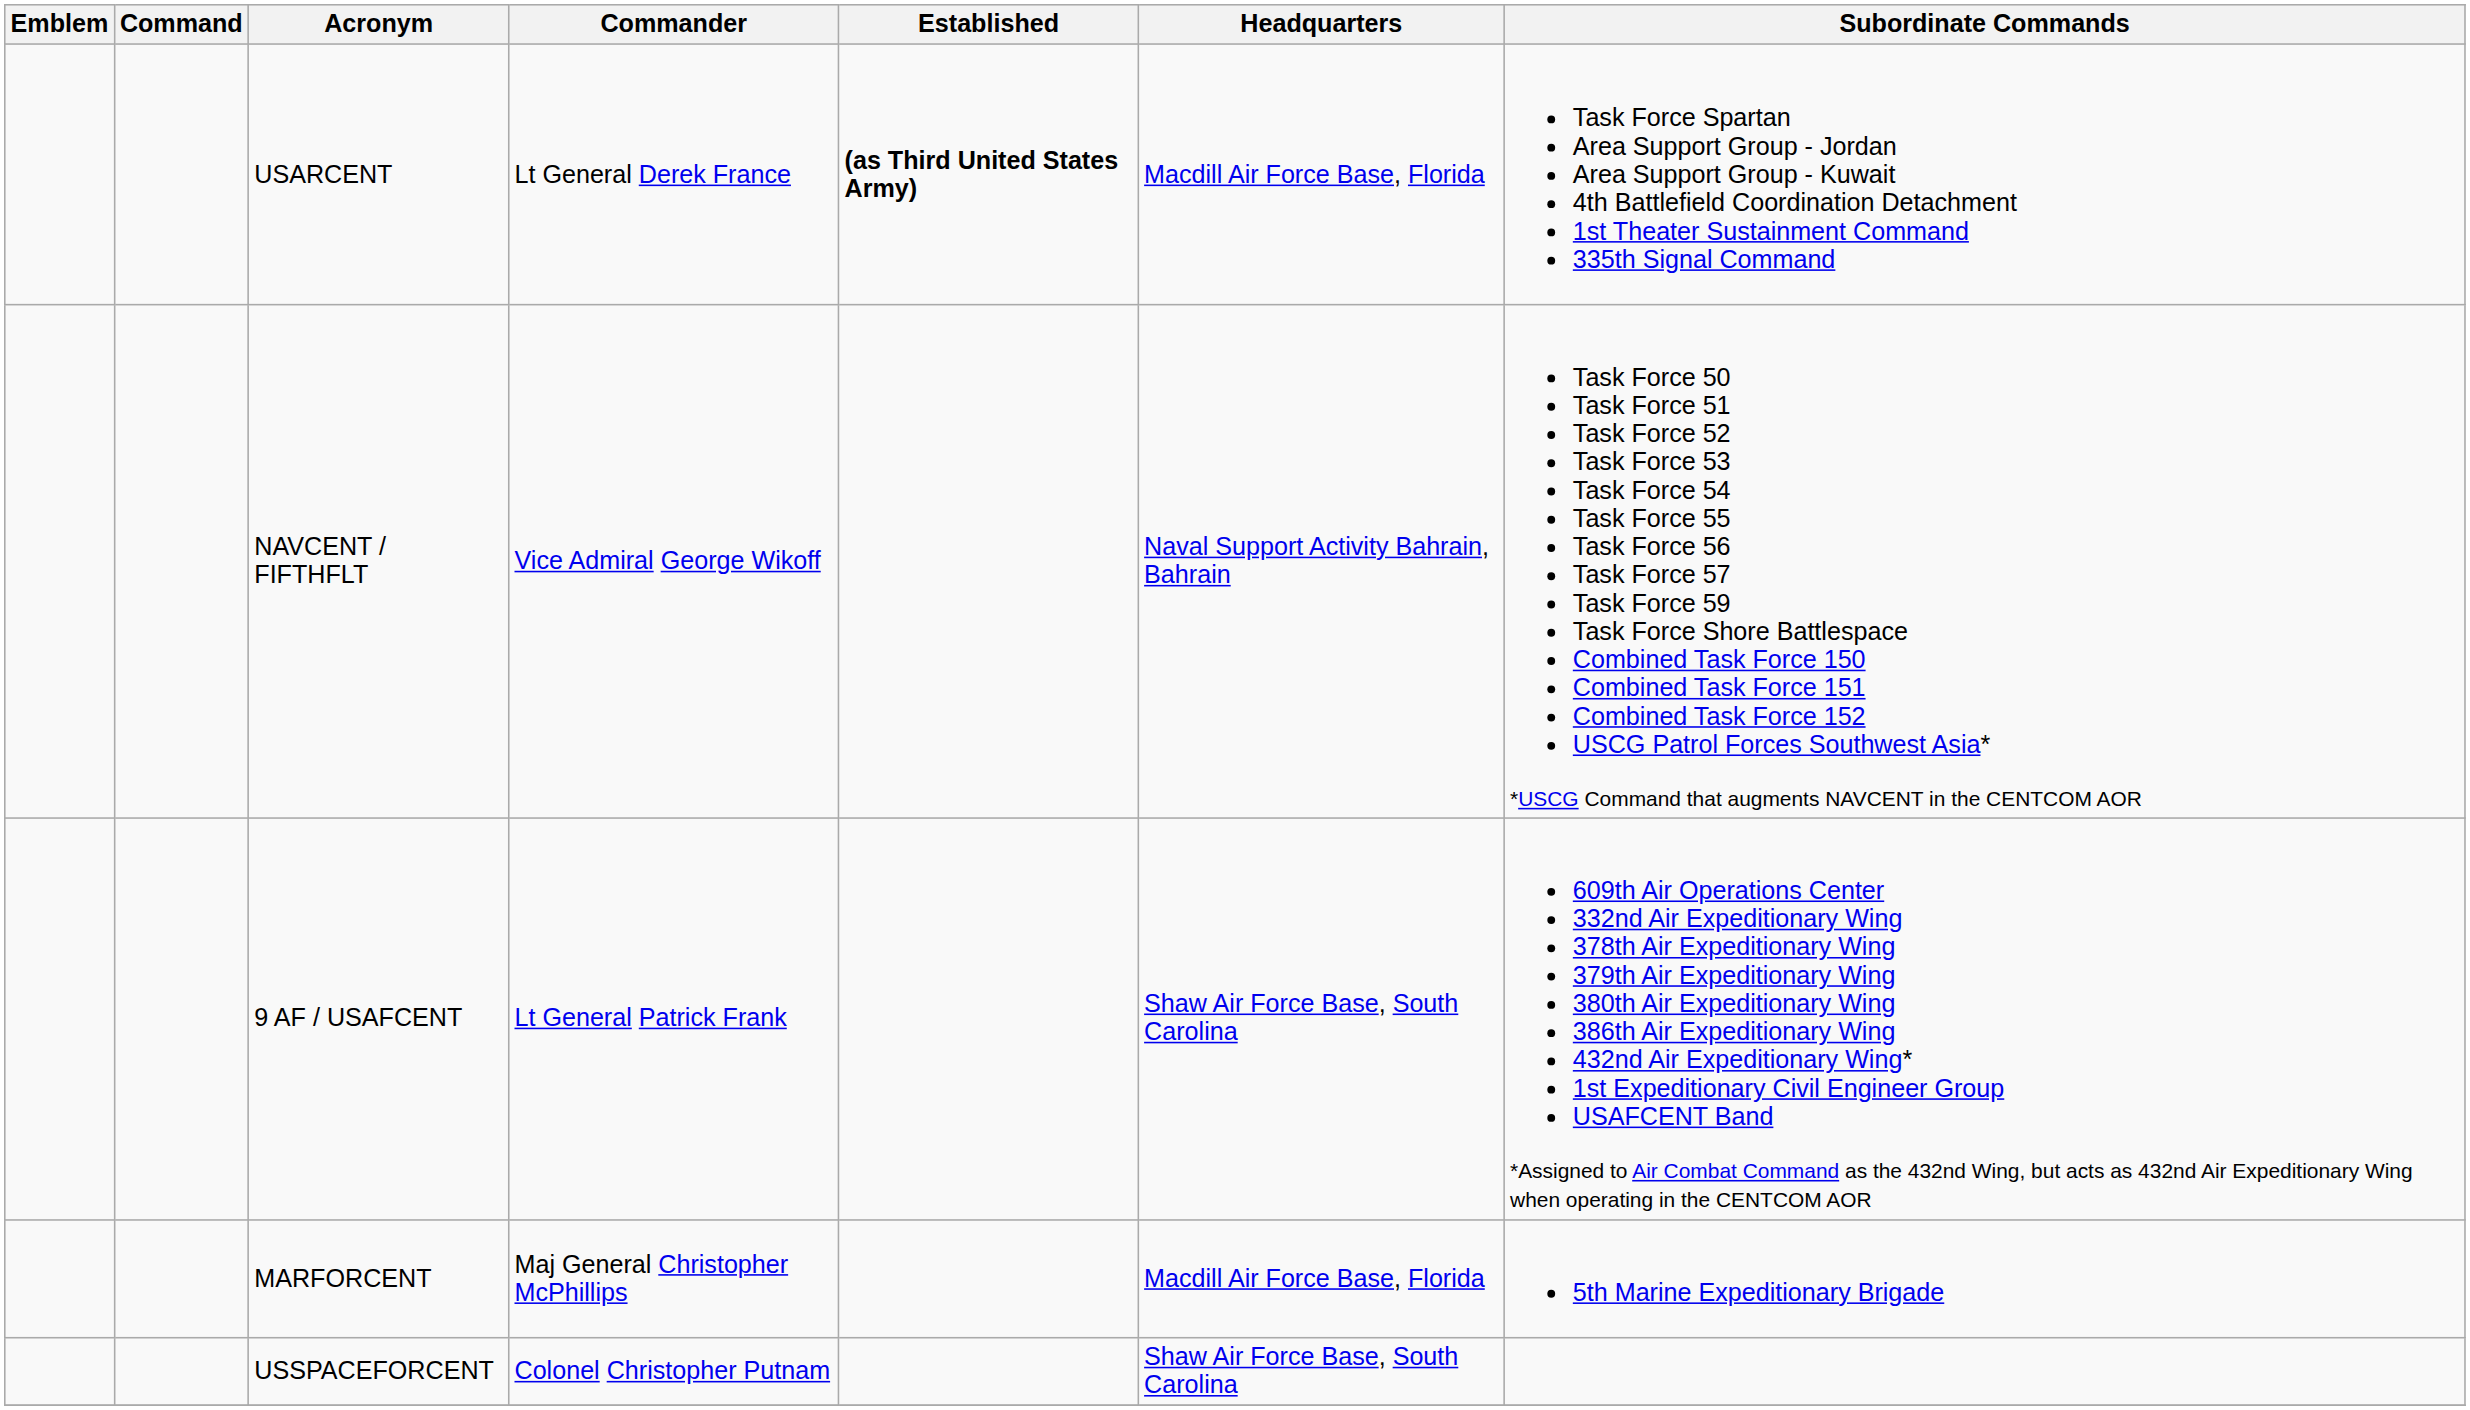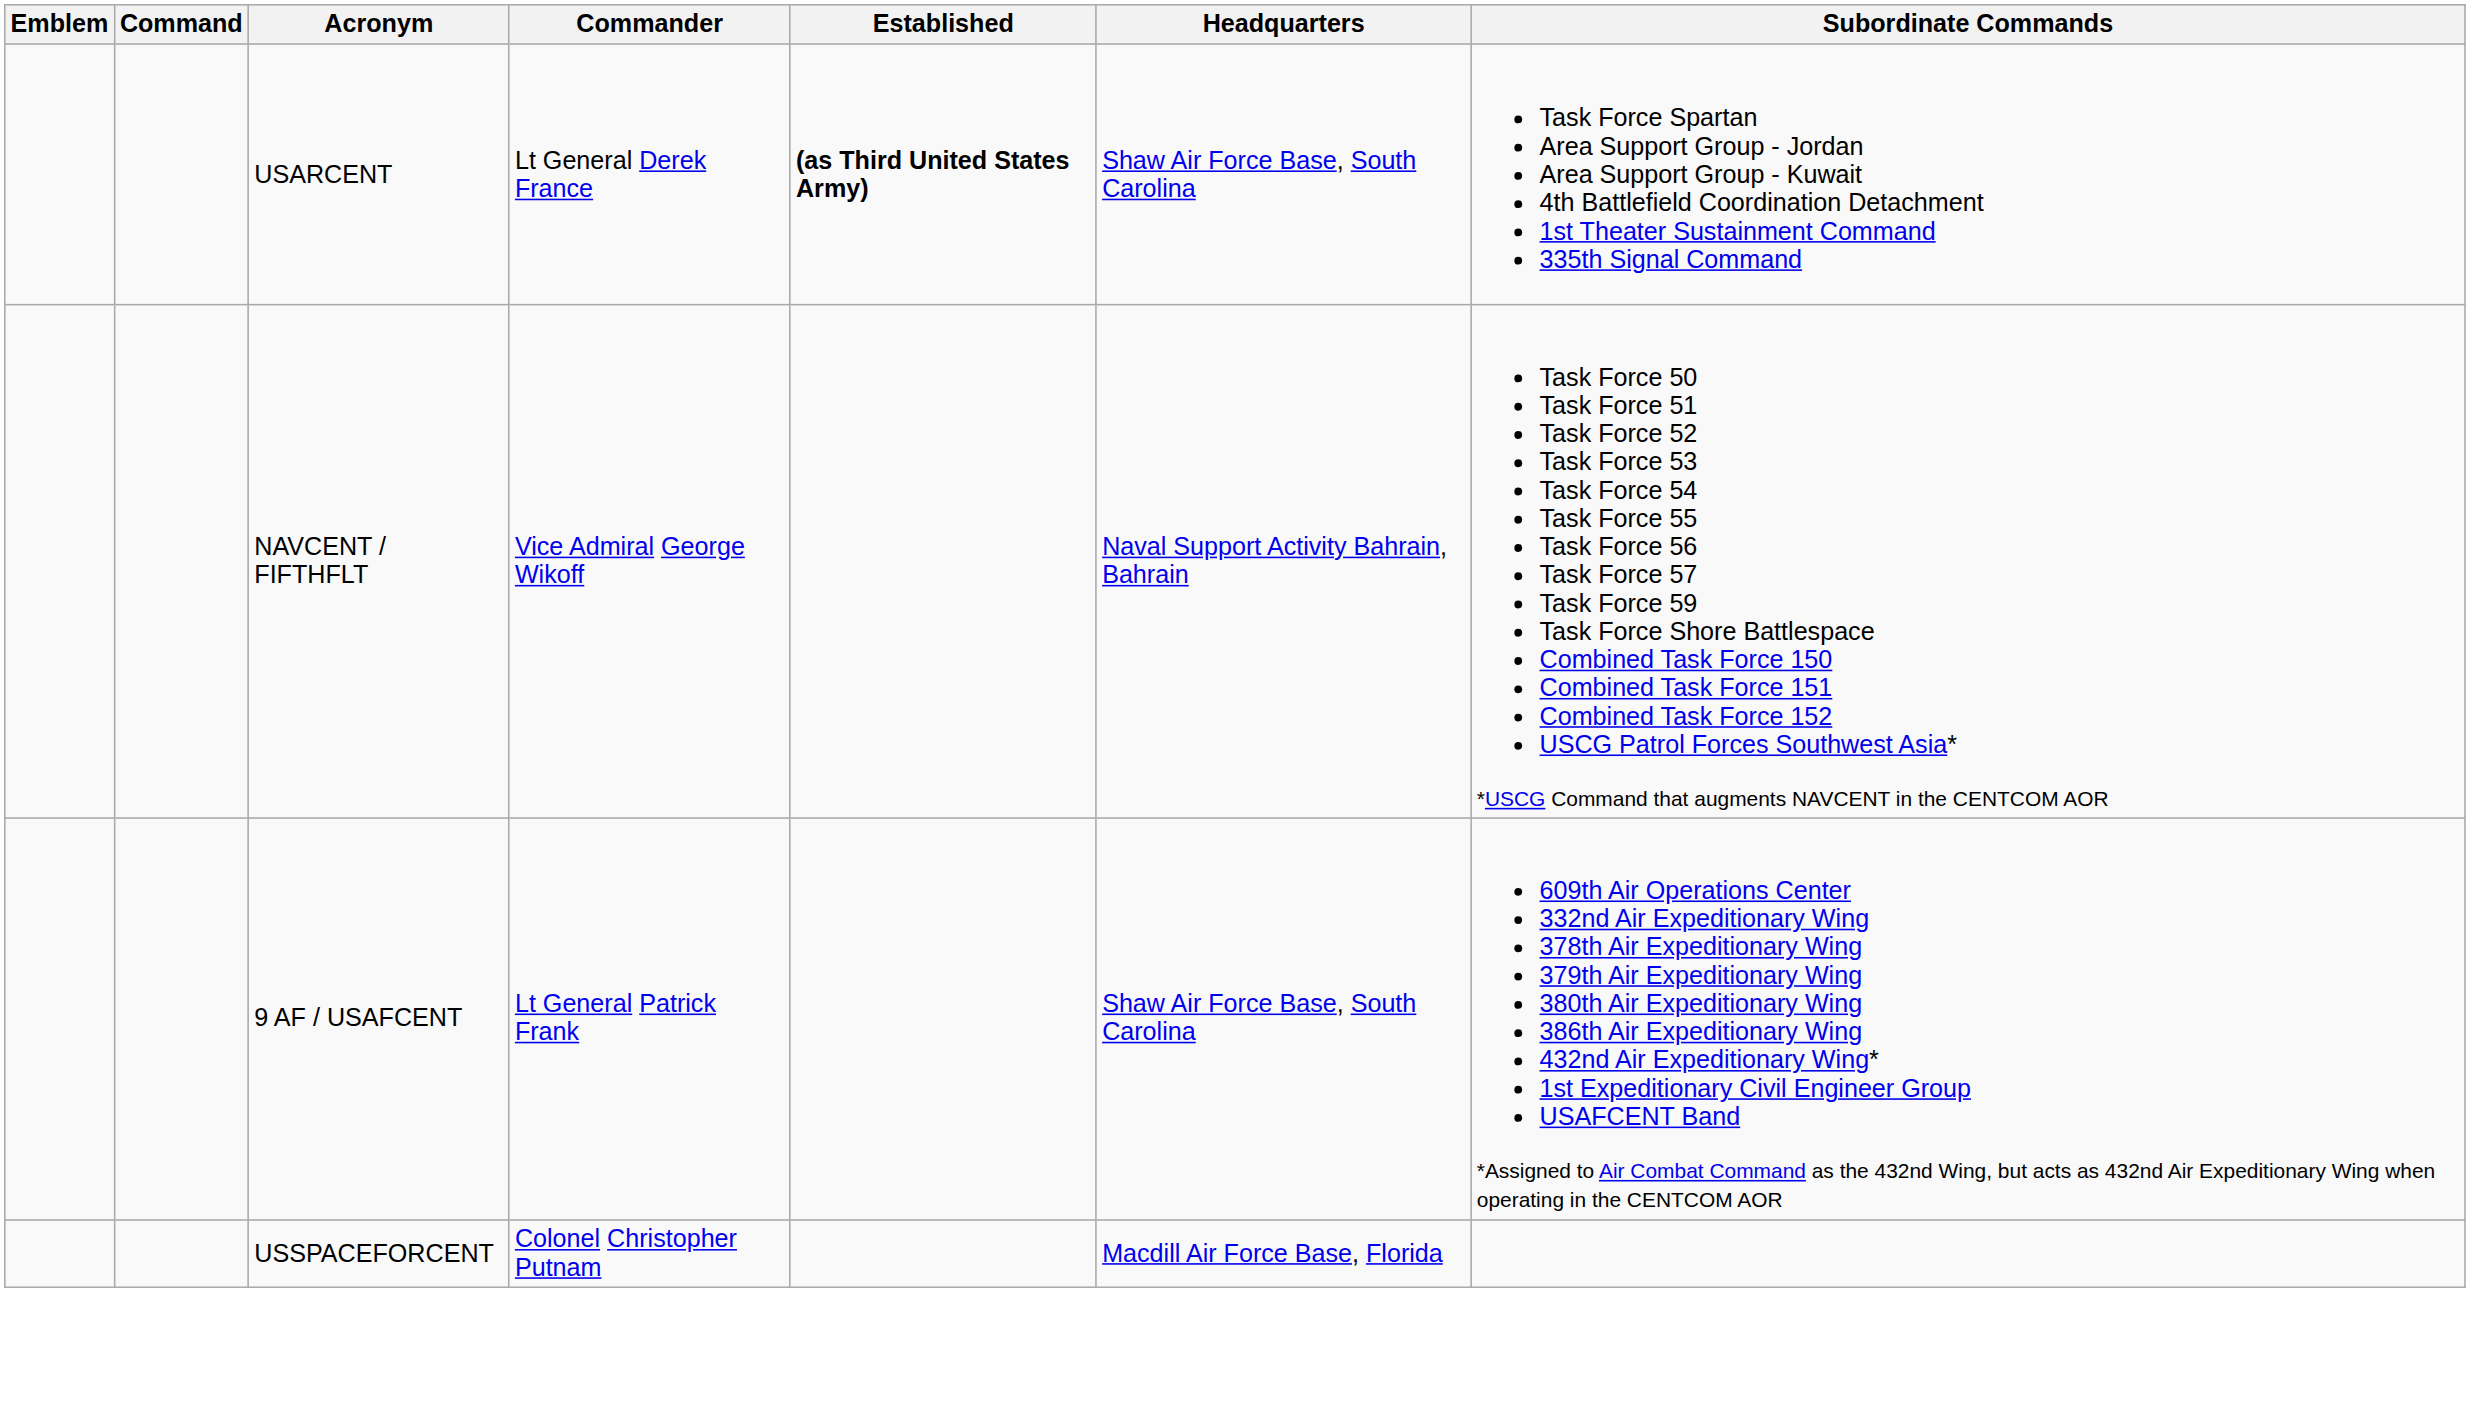(1314, 174) Macdill Air Force Base, Florida -> (1259, 174) Shaw Air Force Base, South Carolina
- row: (343, 1278)
(1301, 1371) Shaw Air Force Base, South Carolina -> (1272, 1252) Macdill Air Force Base, Florida
